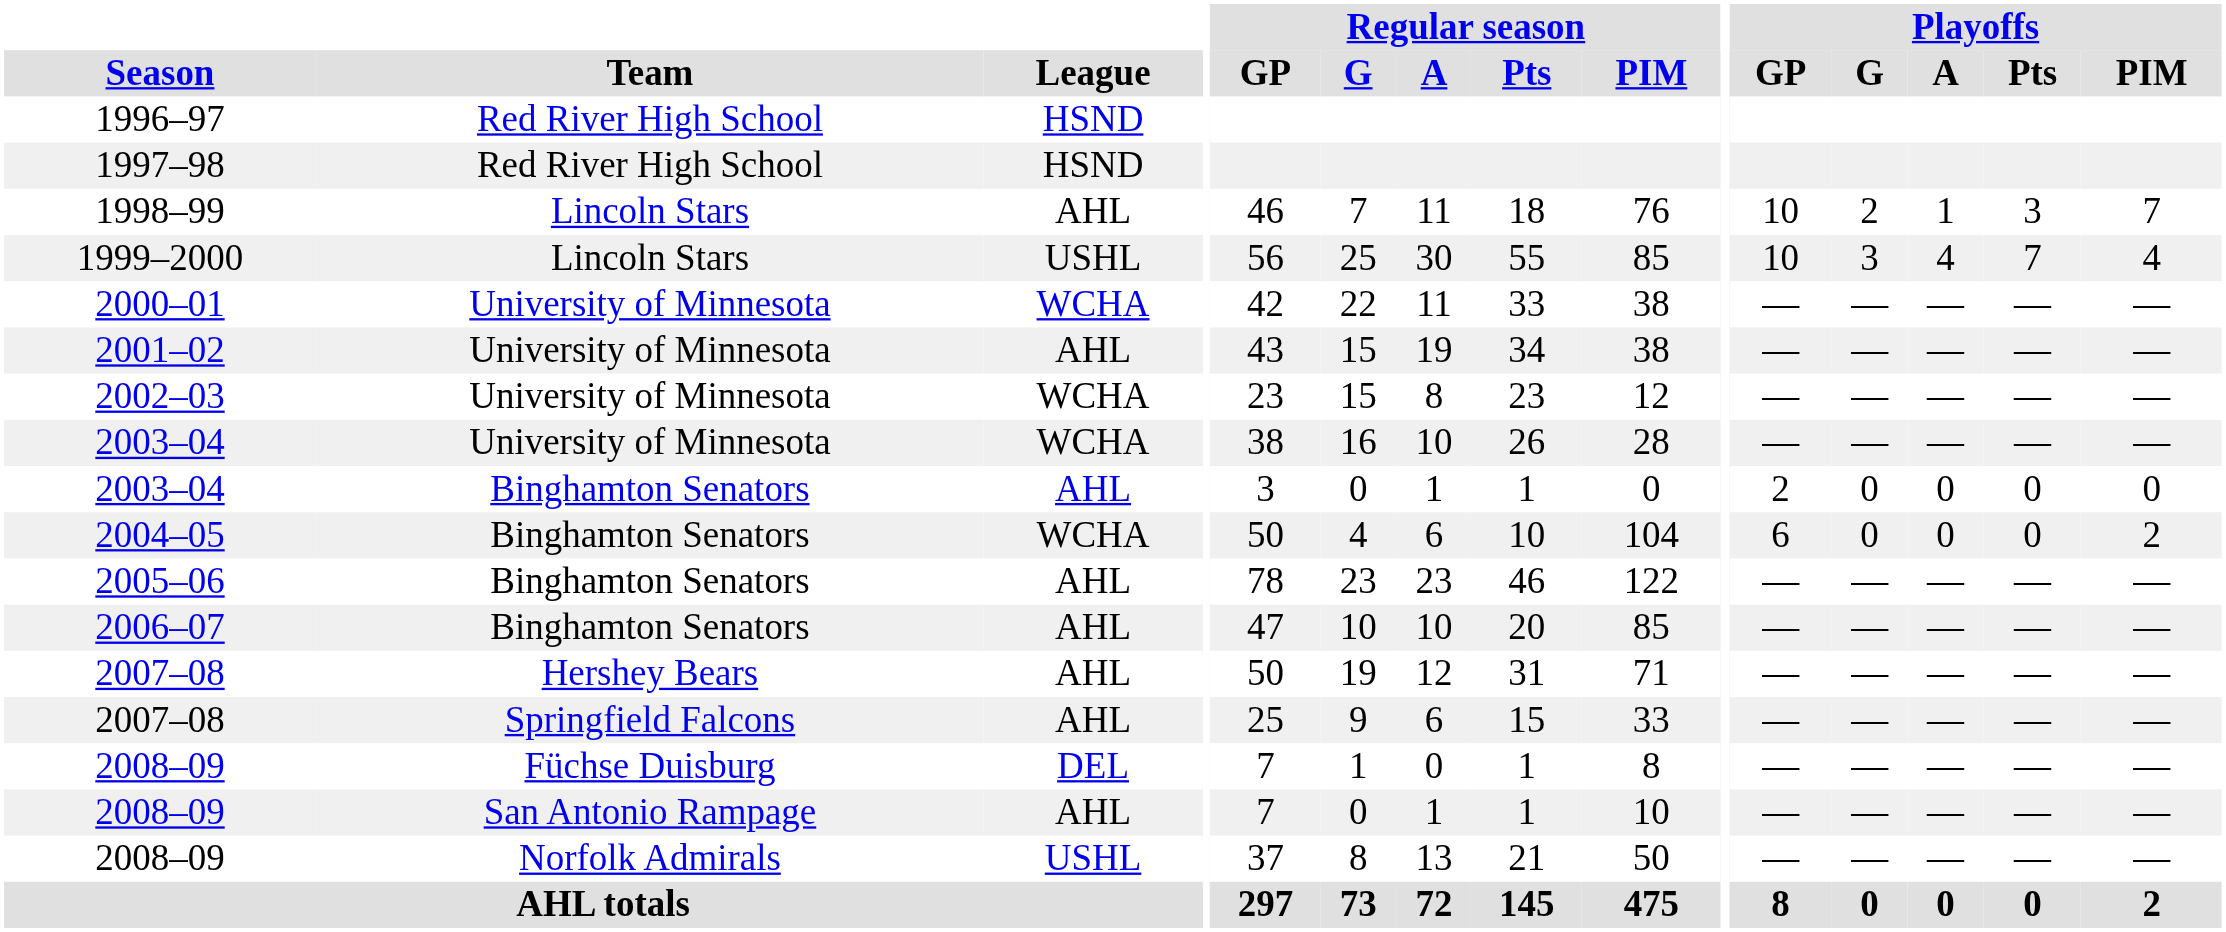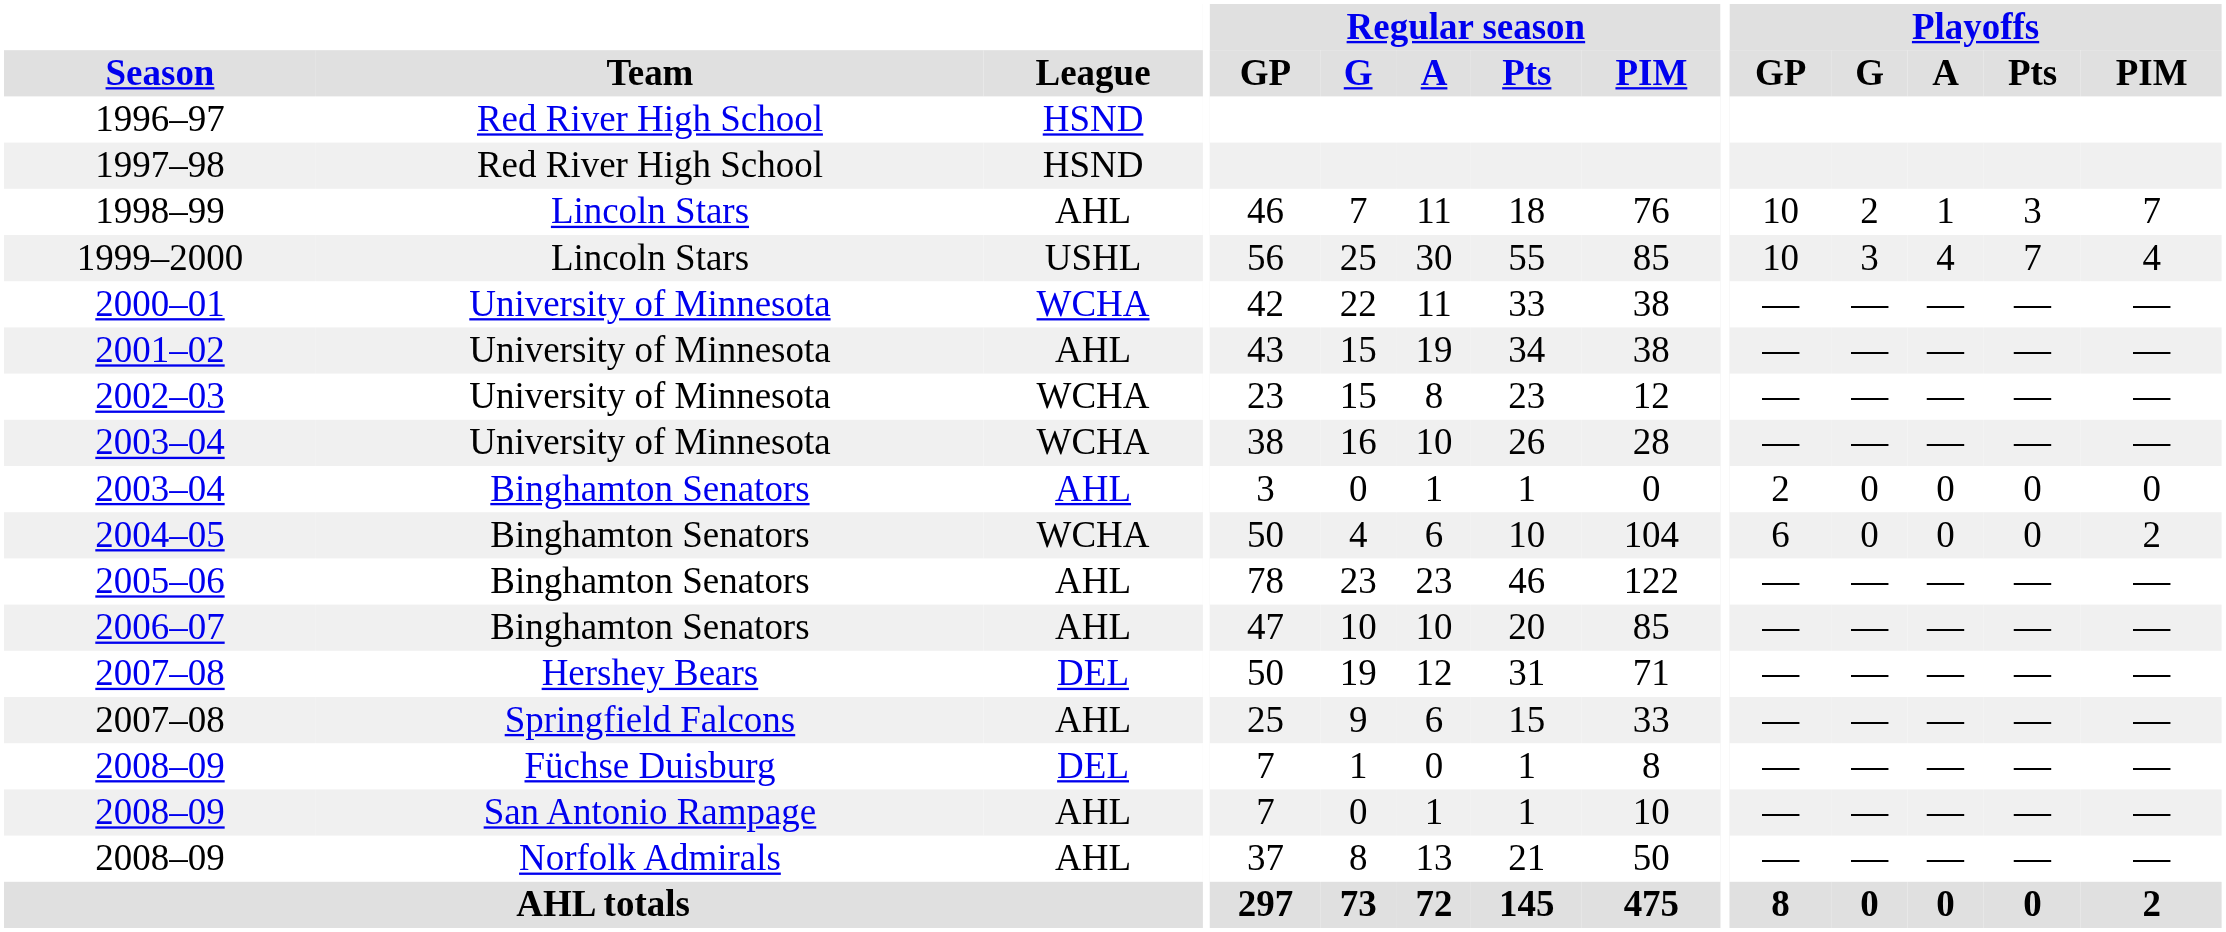(1093, 673) AHL -> (1093, 673) DEL
(1093, 858) USHL -> (1093, 858) AHL
